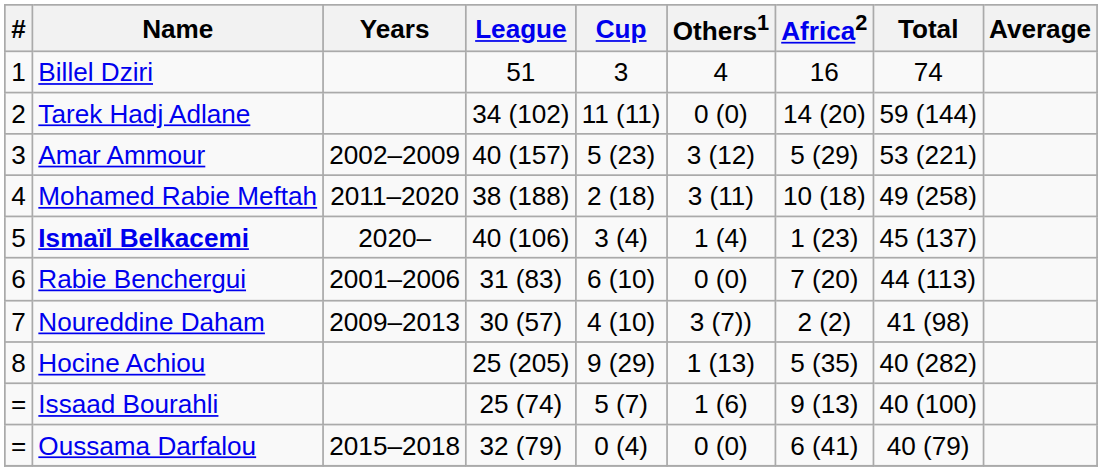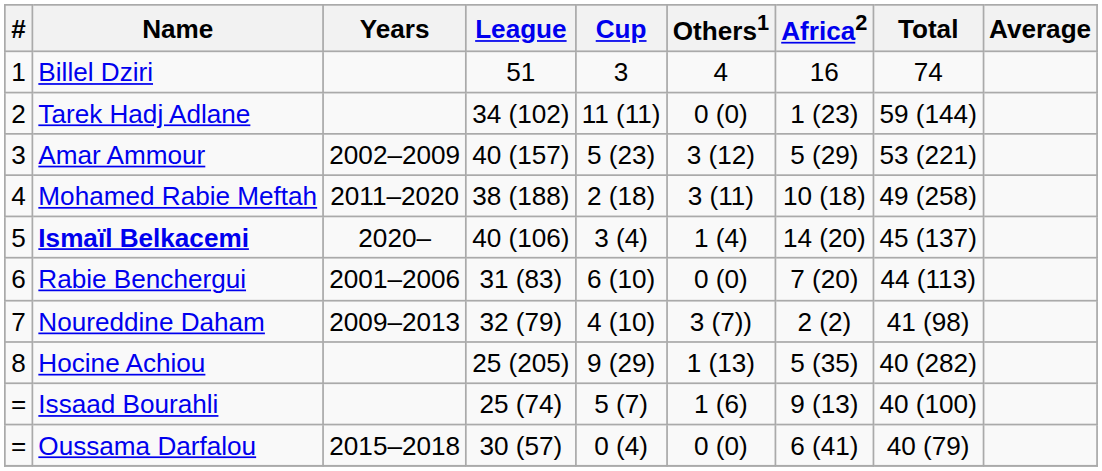(824, 114) 14 (20) -> (824, 114) 1 (23)
(824, 238) 1 (23) -> (824, 238) 14 (20)
(521, 321) 30 (57) -> (521, 321) 32 (79)
(521, 445) 32 (79) -> (521, 445) 30 (57)
